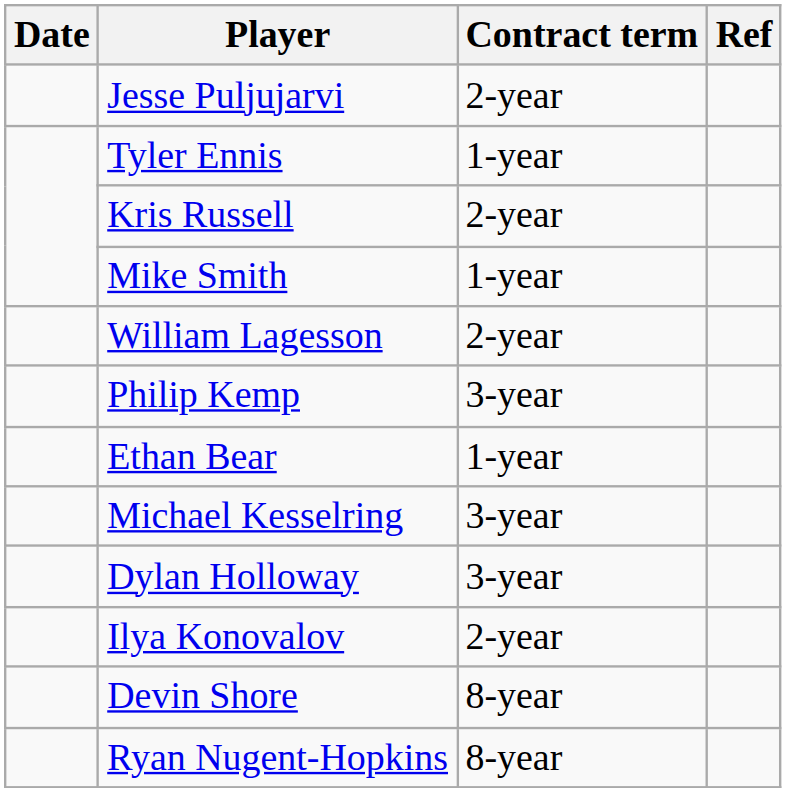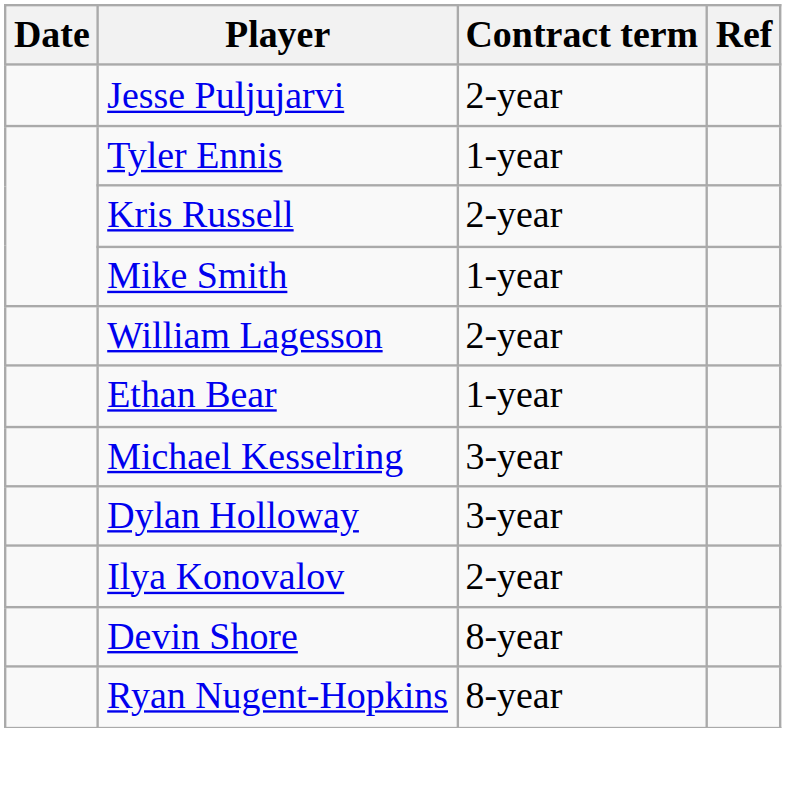- row: (204, 395)
